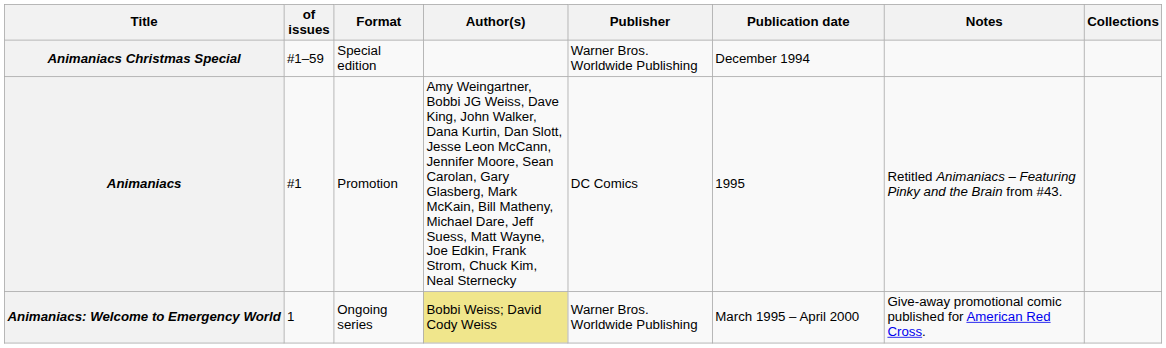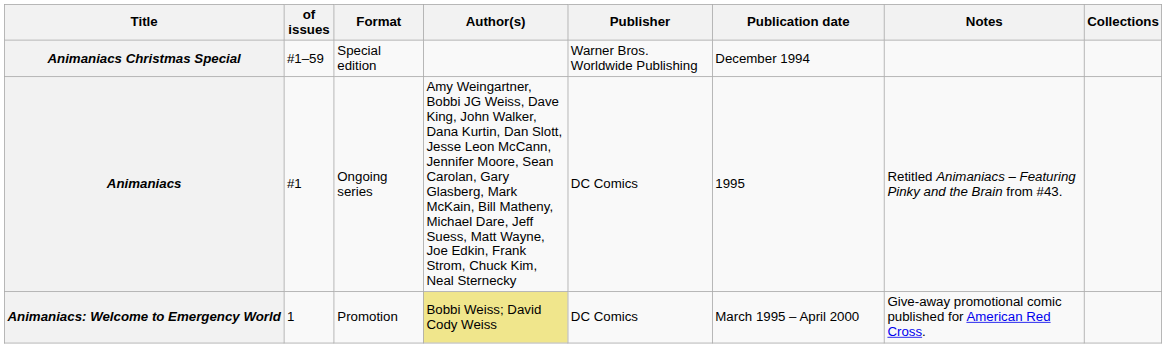(368, 184) Promotion -> (362, 184) Ongoing series
(362, 317) Ongoing series -> (368, 317) Promotion
(634, 317) Warner Bros. Worldwide Publishing -> (604, 317) DC Comics
